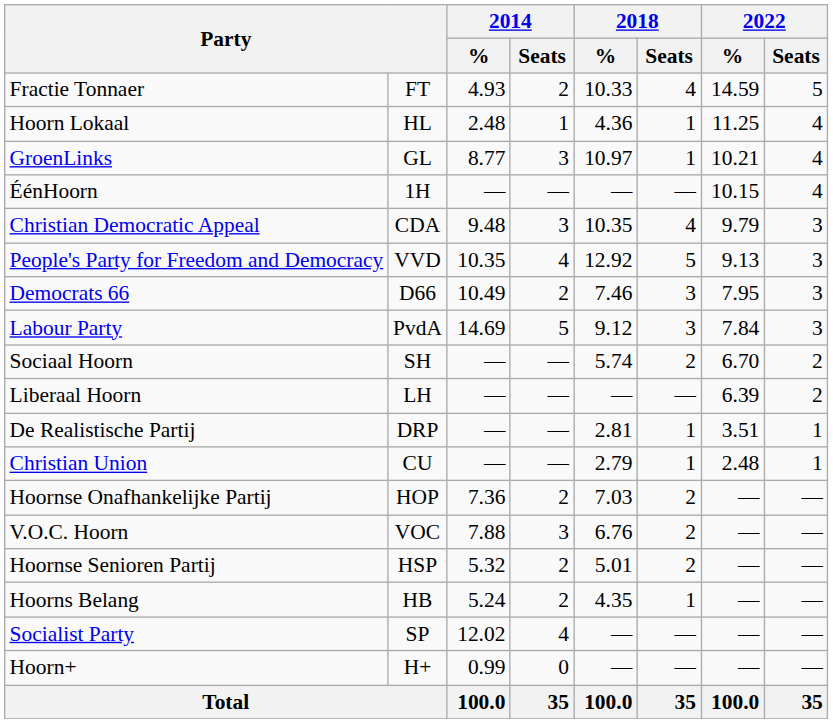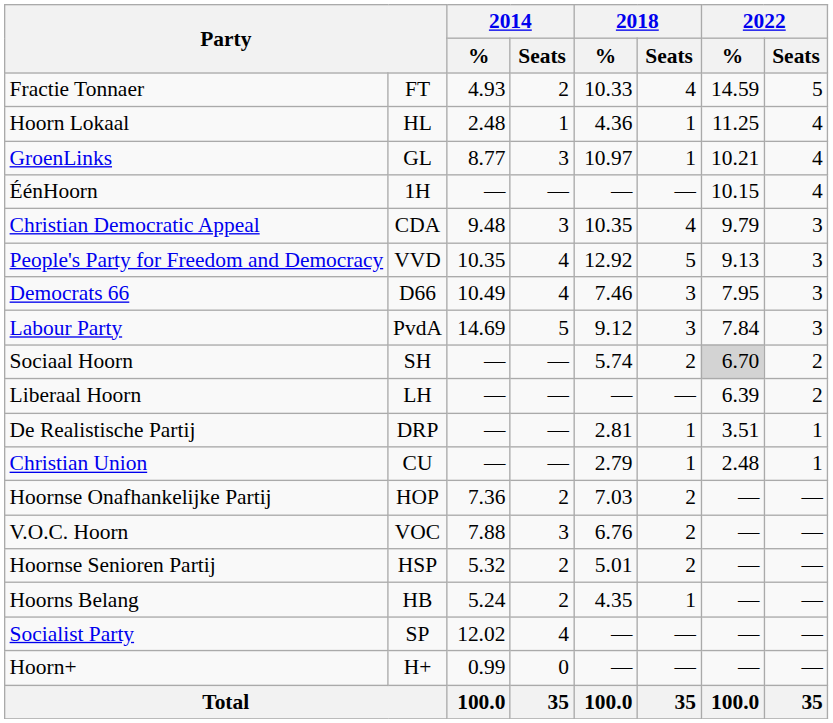(564, 293) 2 -> (564, 293) 4
(741, 361) no background -> (741, 361) lightgrey background
